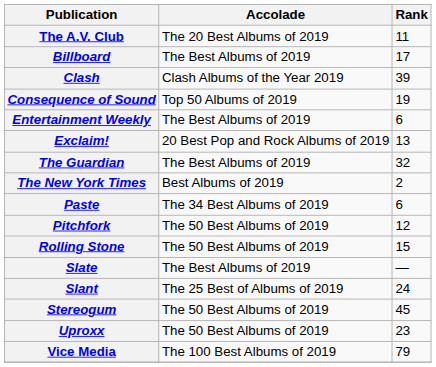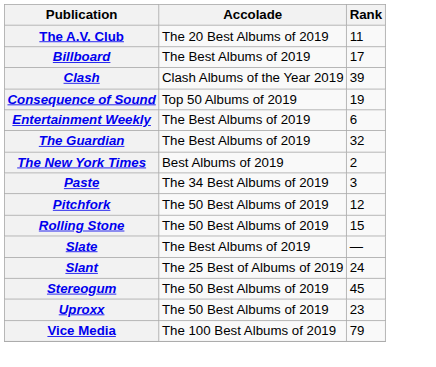- row: (82, 141)
(399, 204) 6 -> (353, 183) 3
